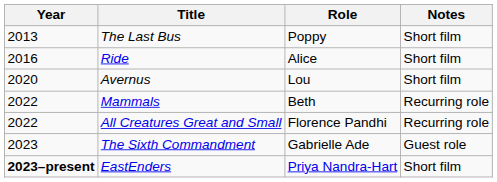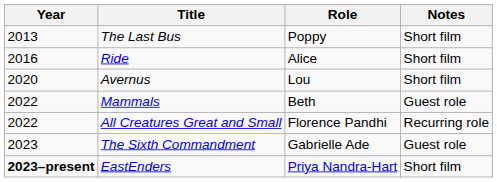(446, 101) Recurring role -> (435, 101) Guest role
